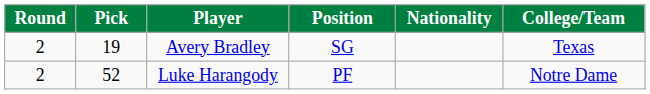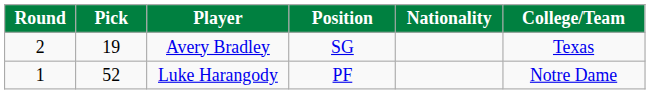(40, 74) 2 -> (40, 74) 1
